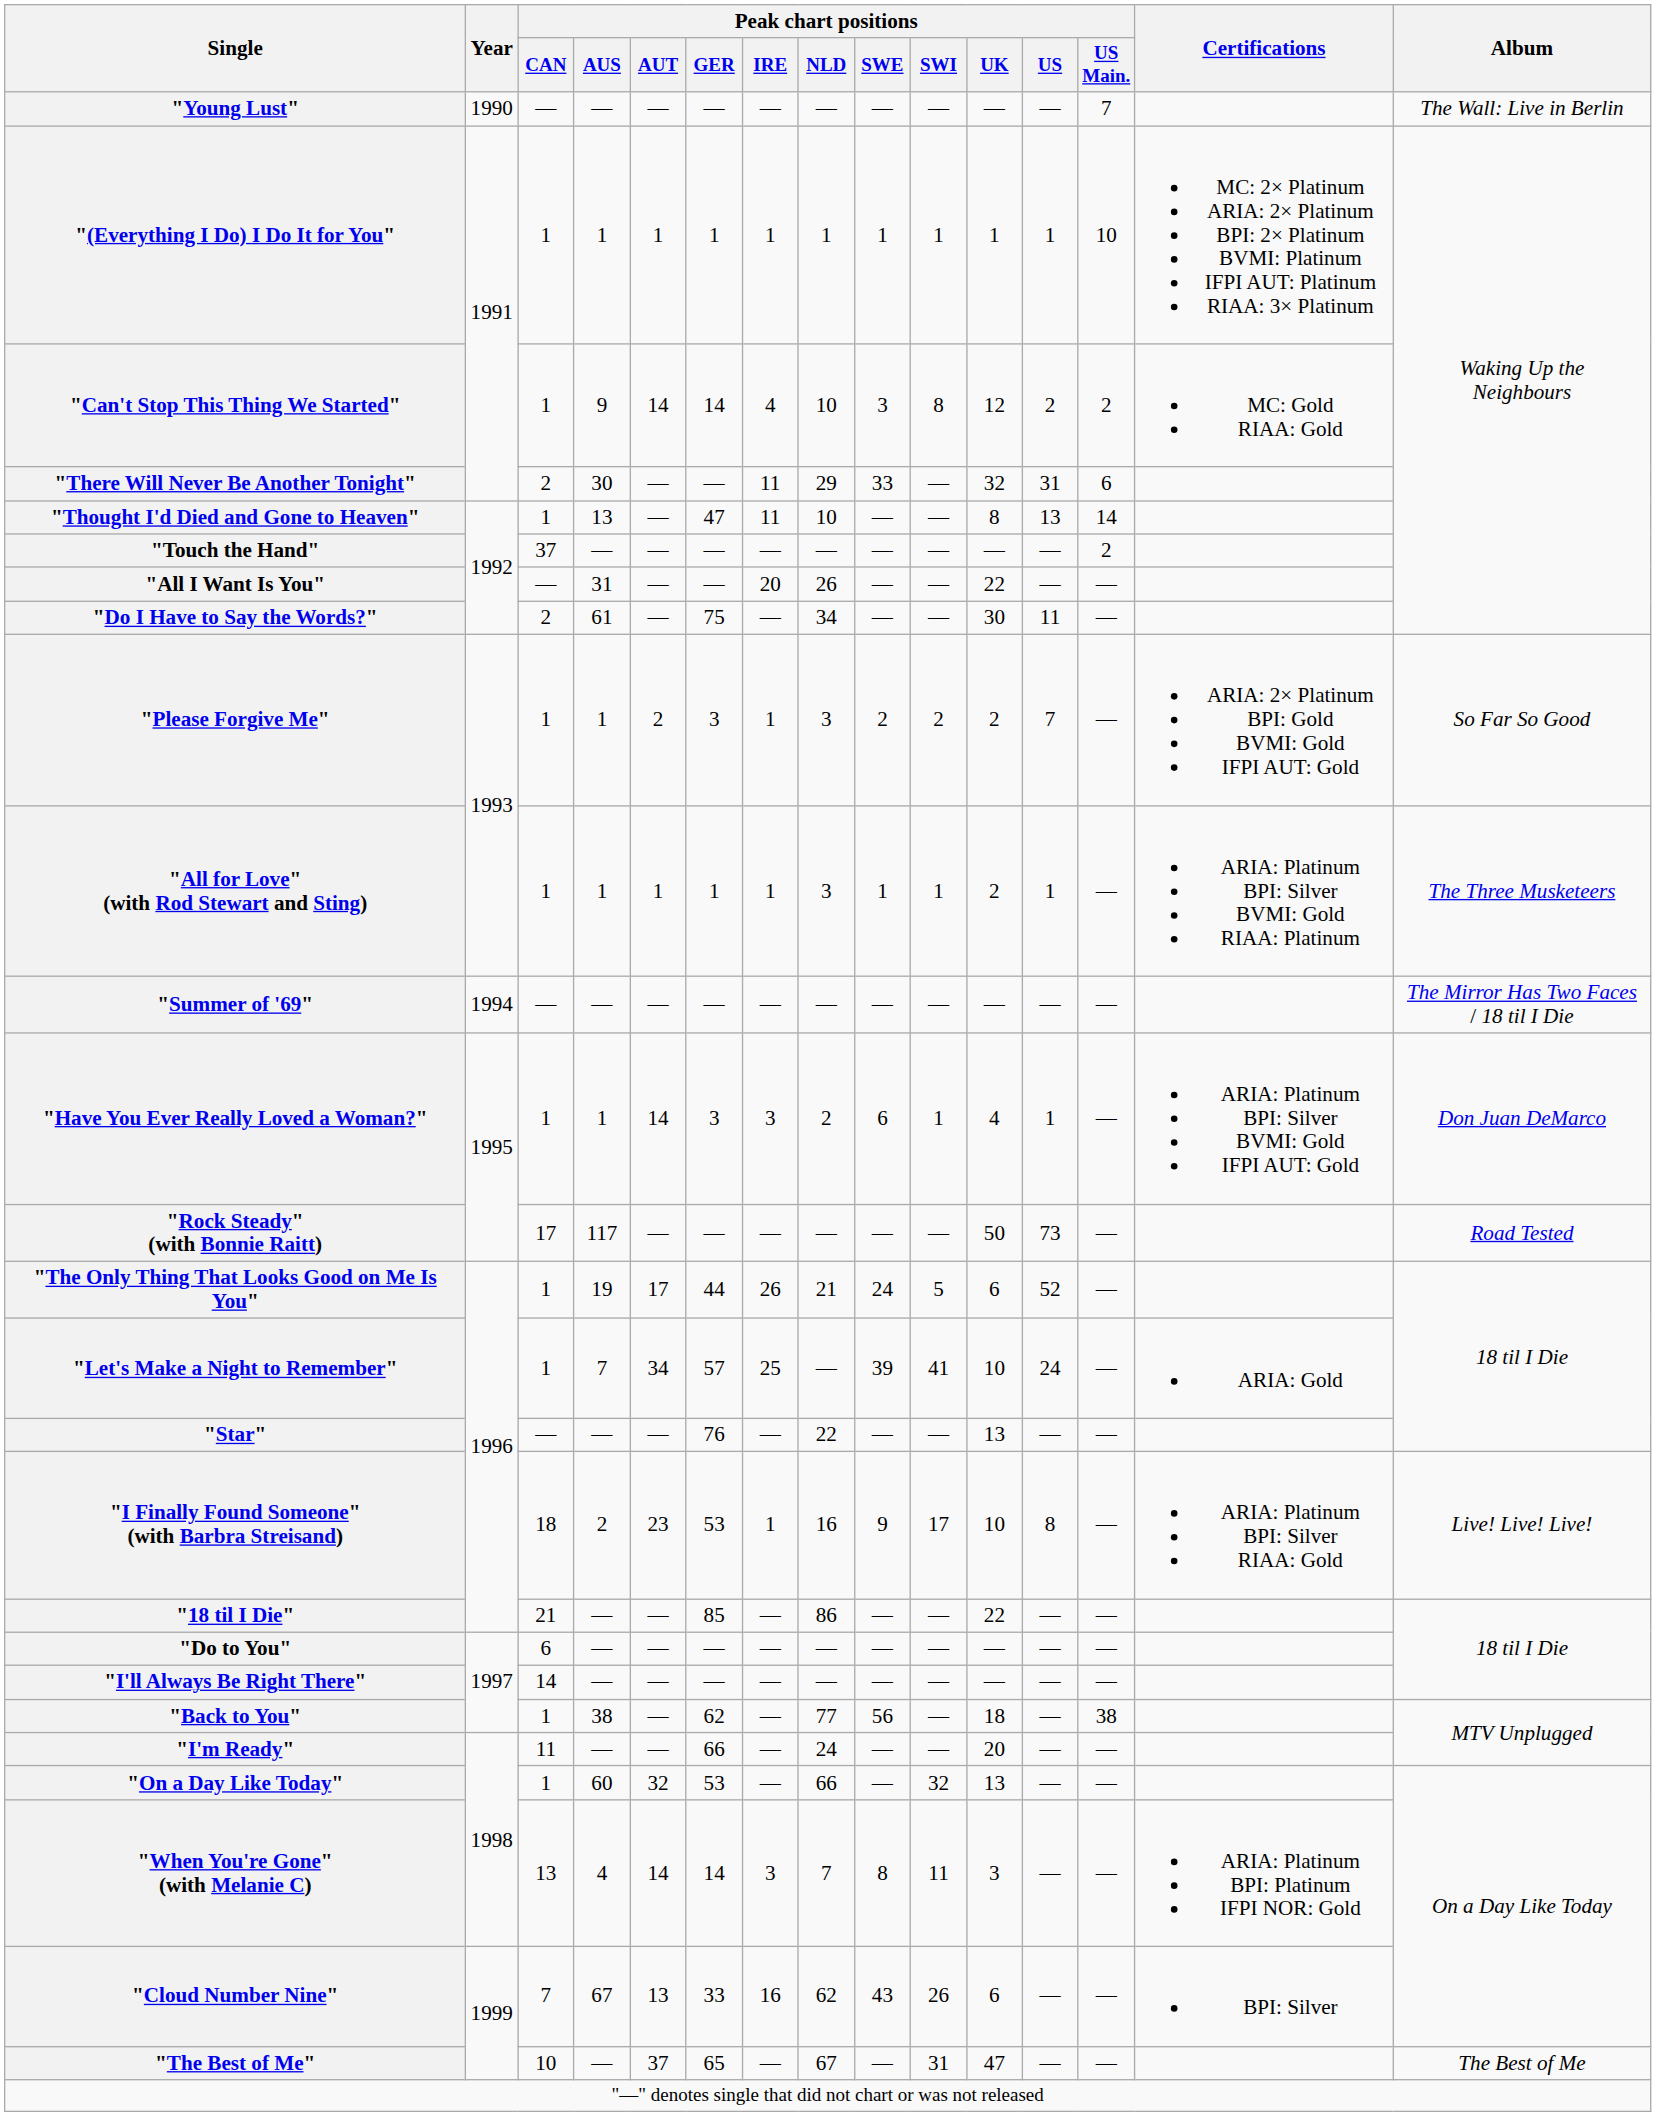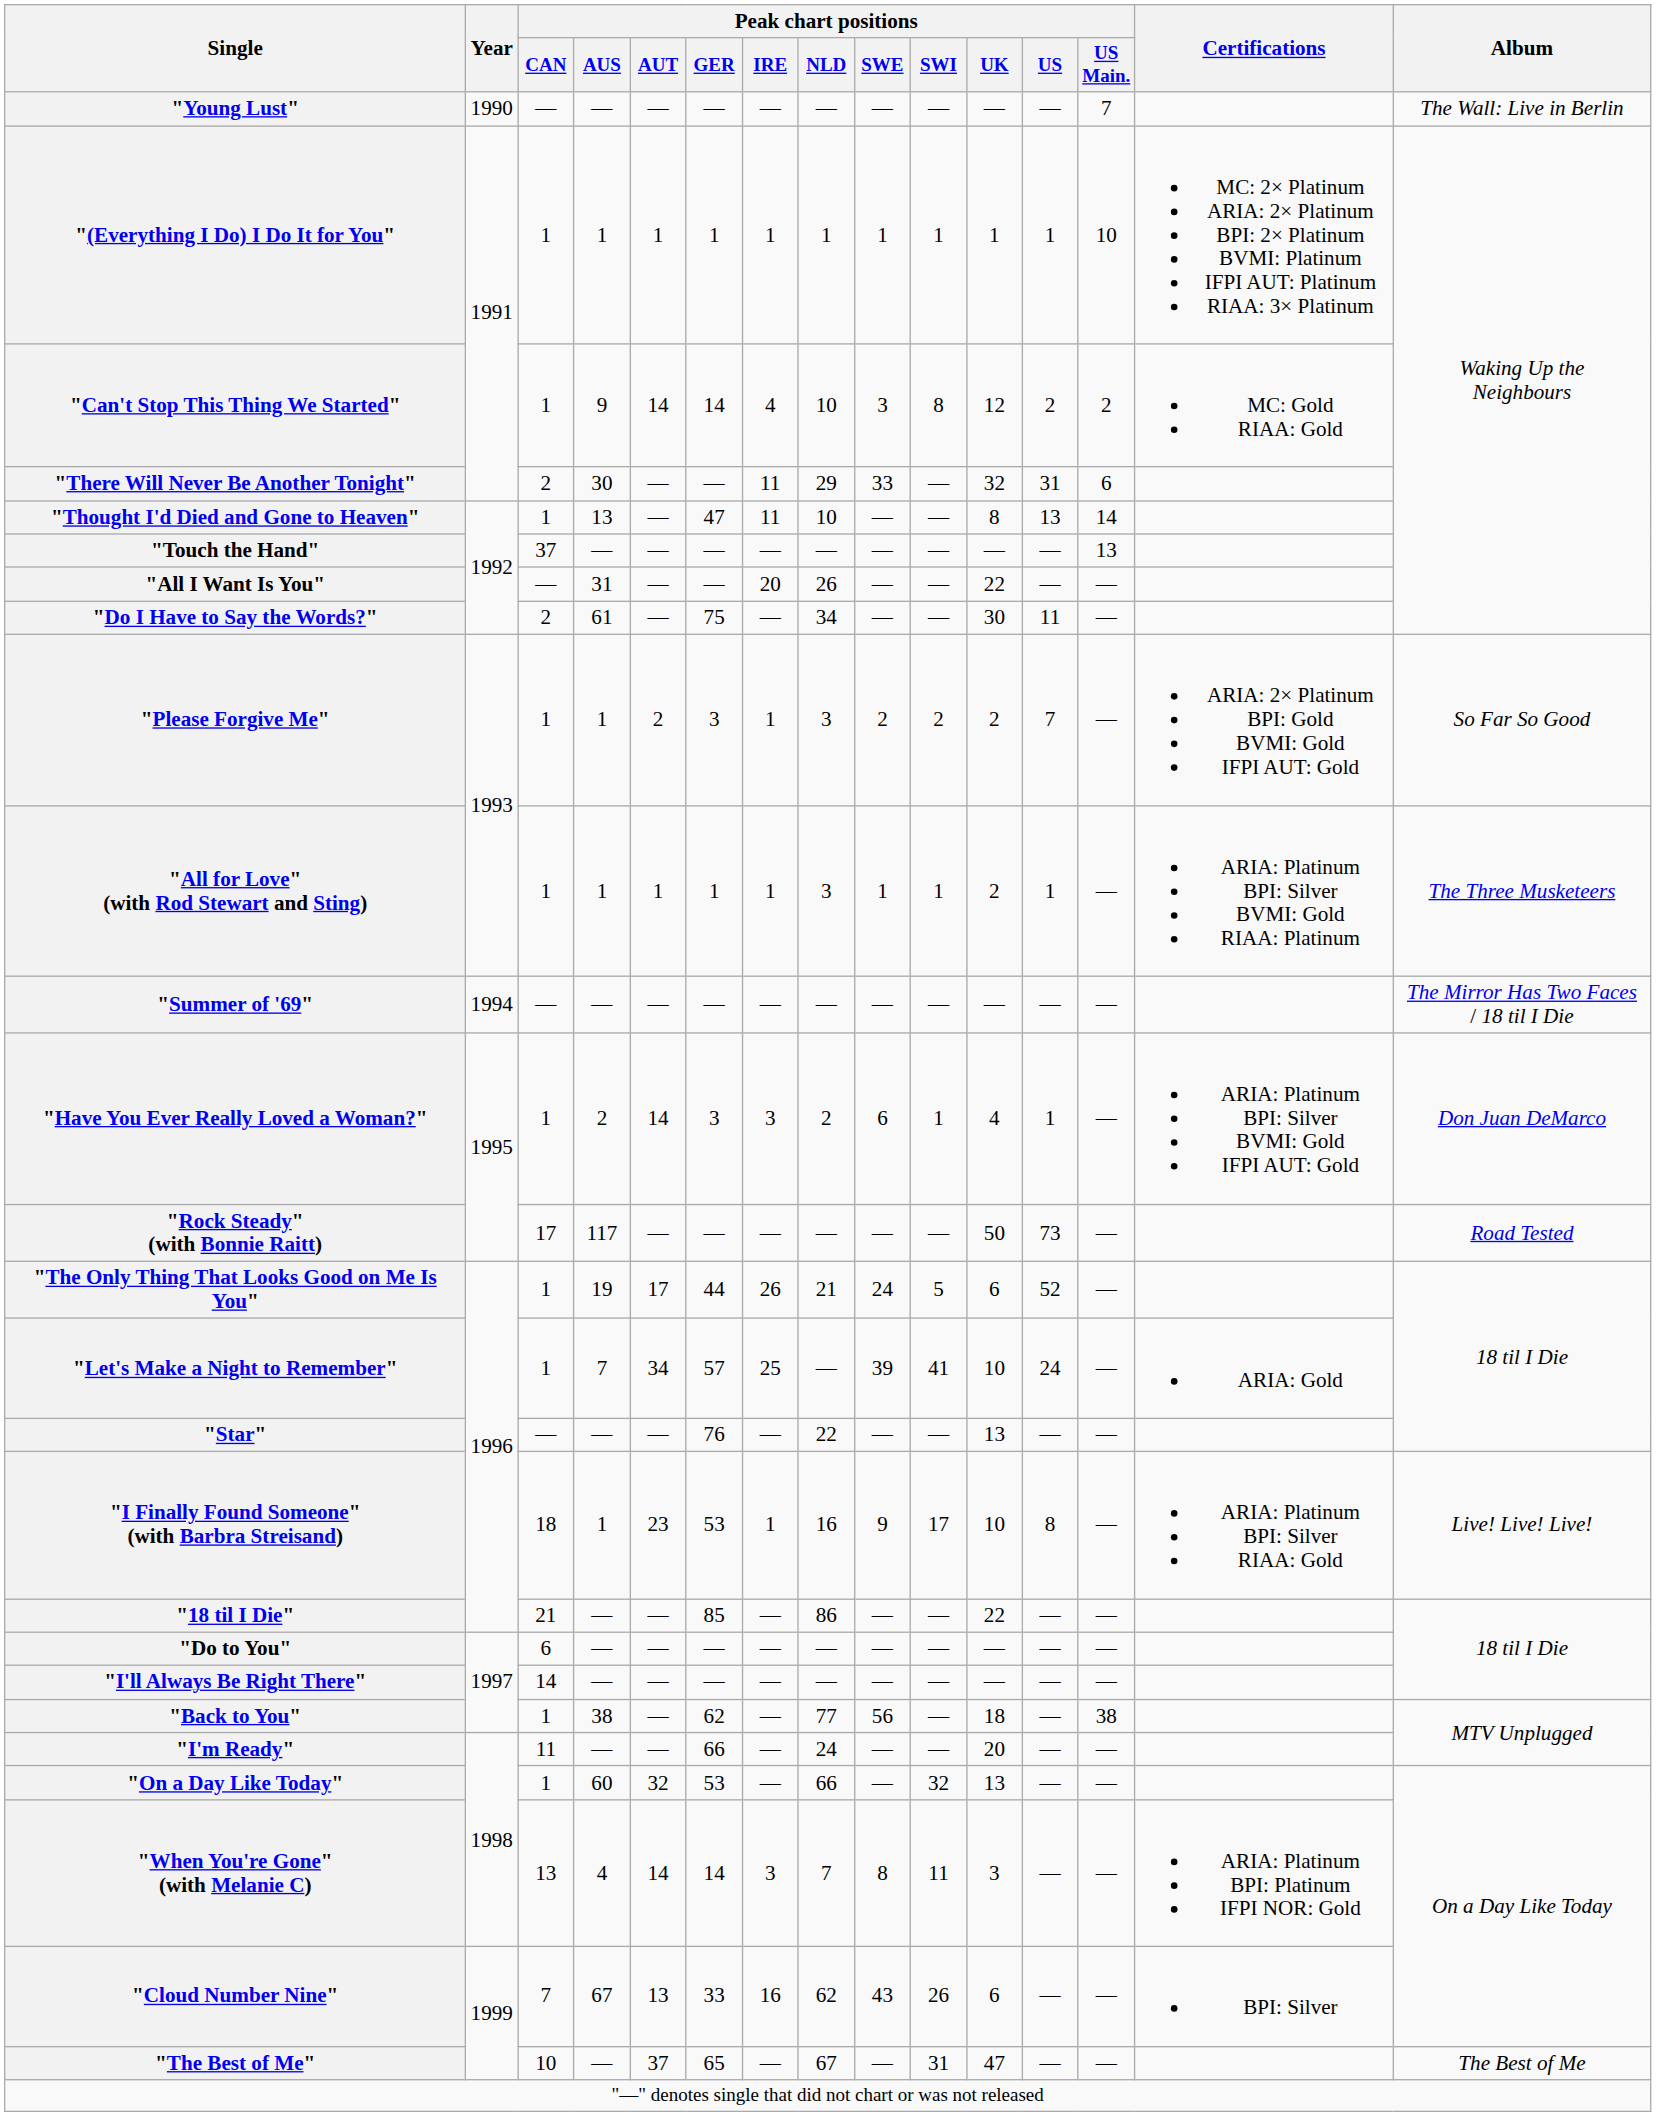(1106, 550) 2 -> (1106, 550) 13
(602, 1118) 1 -> (602, 1118) 2
(602, 1524) 2 -> (602, 1524) 1
